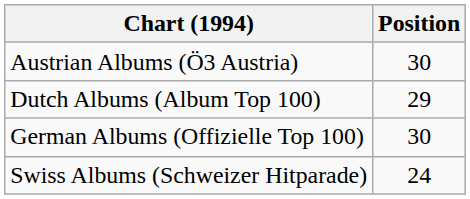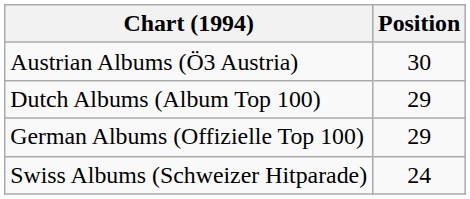(419, 136) 30 -> (419, 136) 29
